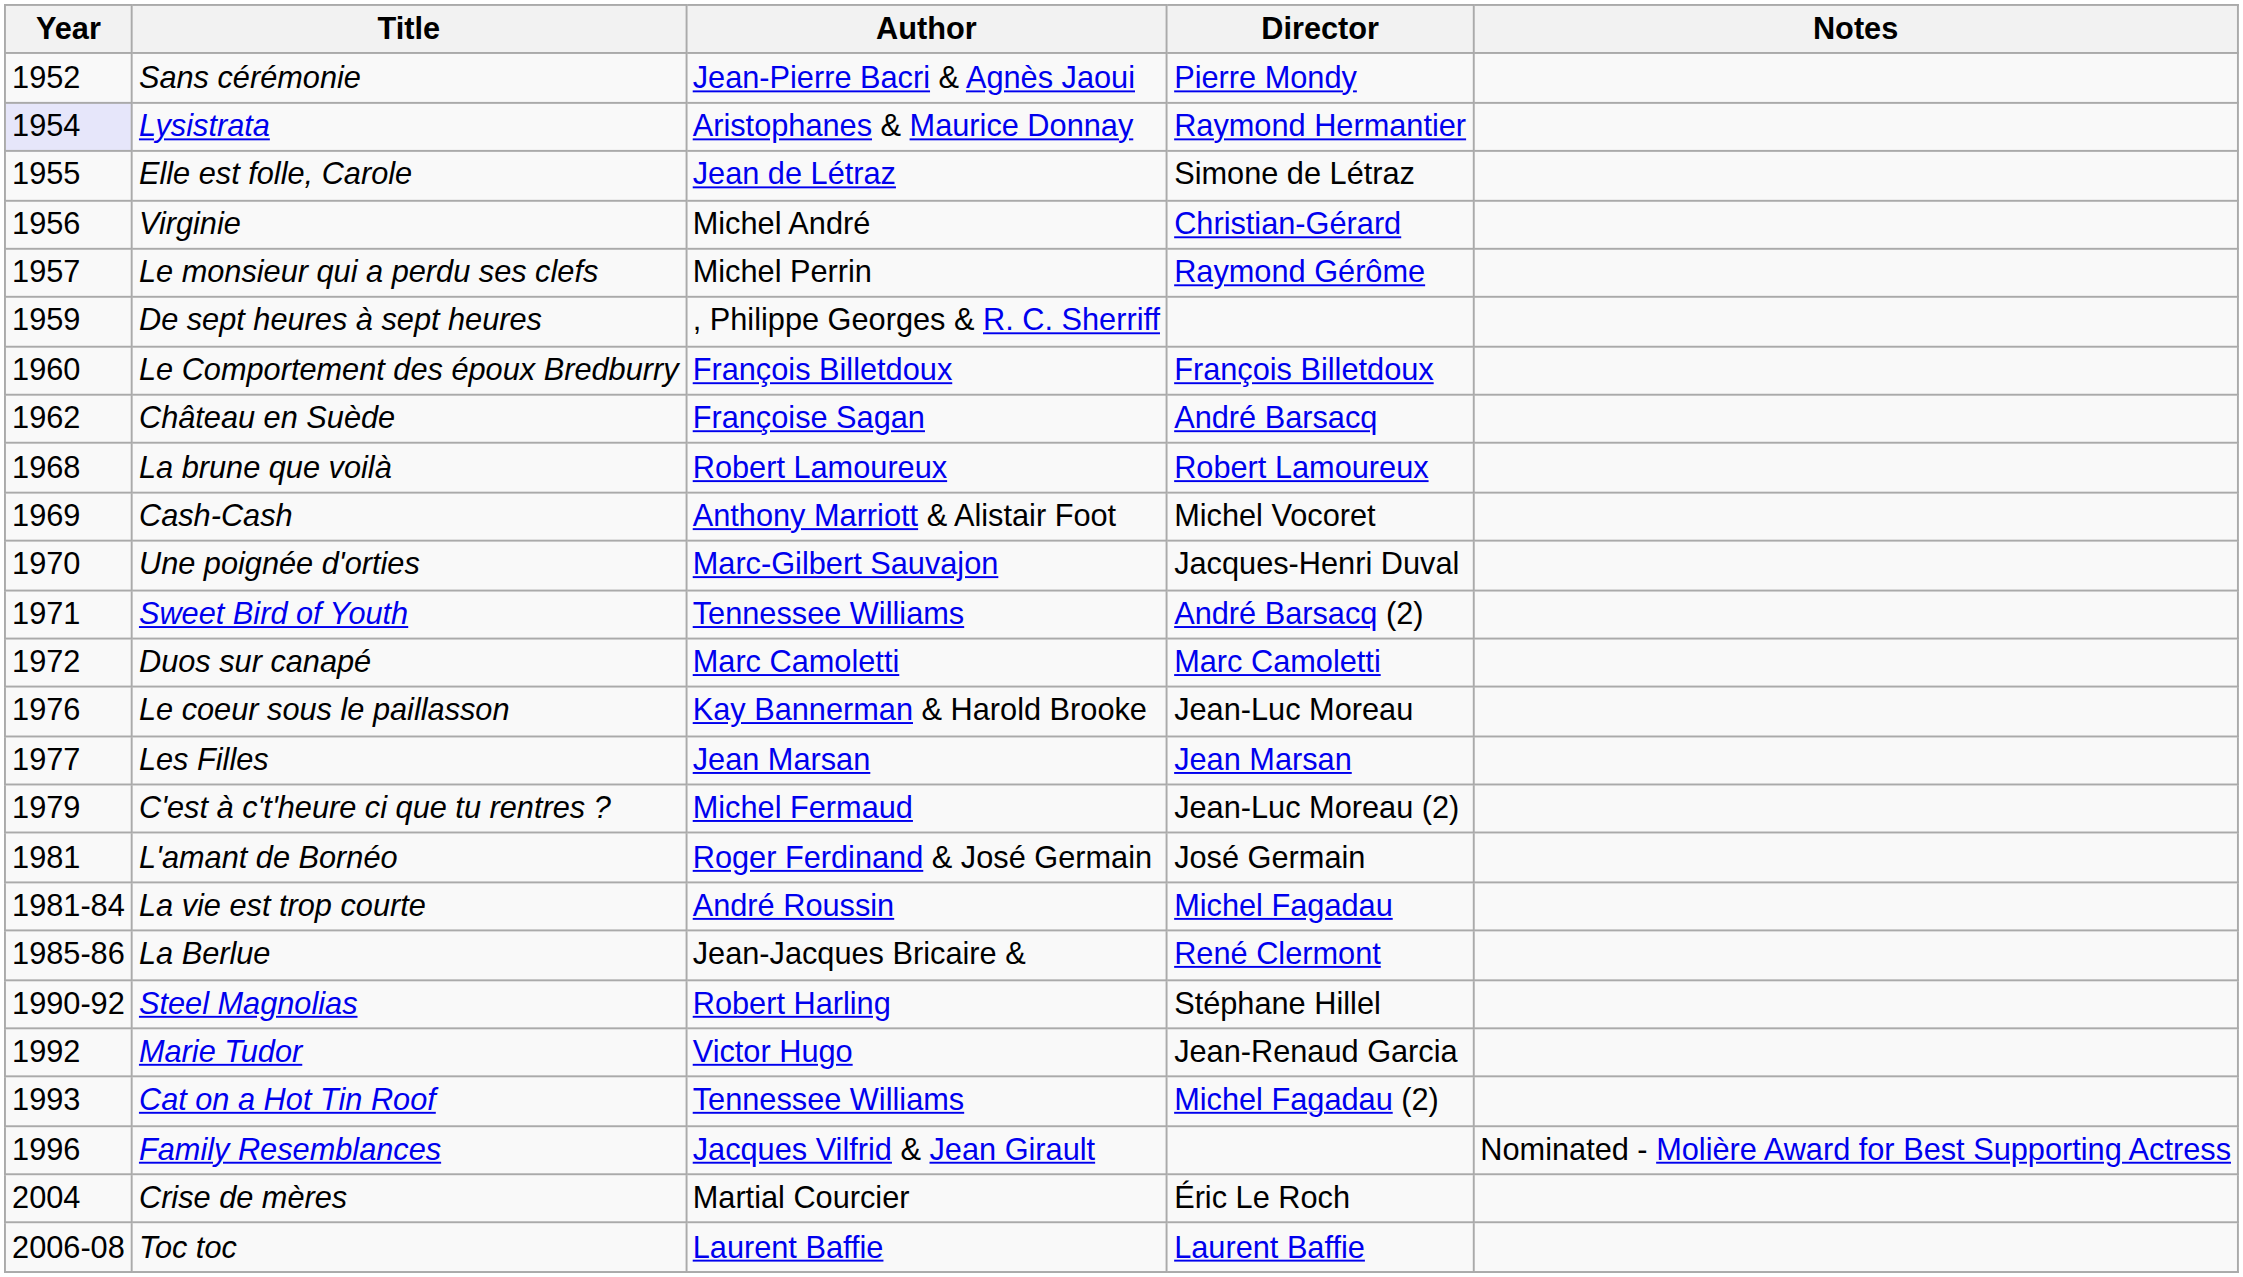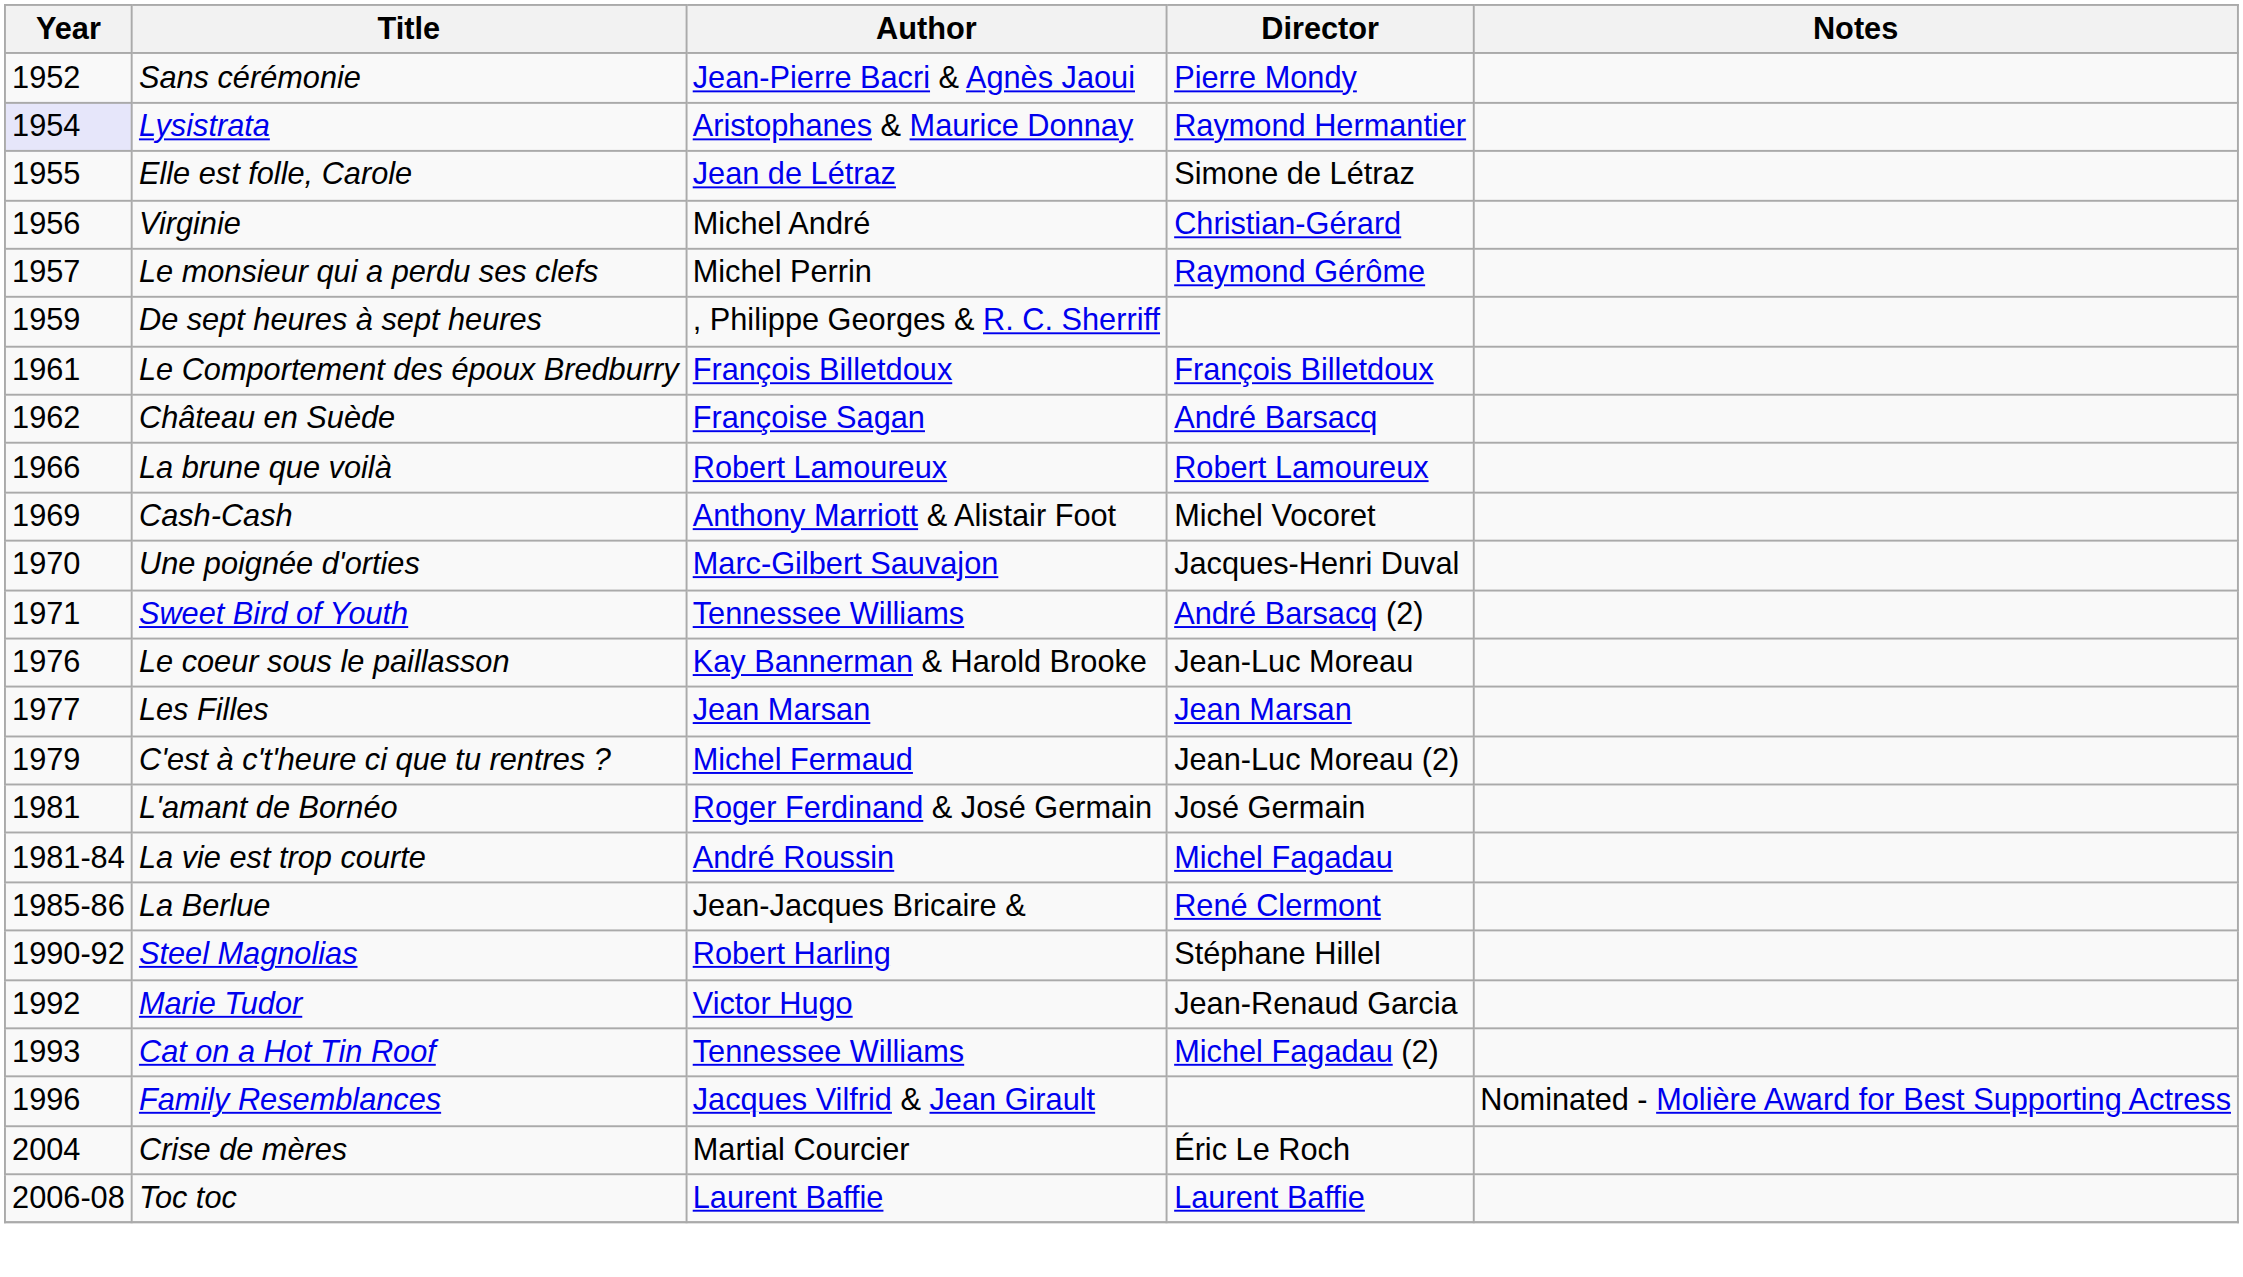(46, 369) 1960 -> (46, 369) 1961
(46, 467) 1968 -> (46, 467) 1966
- row: (255, 662)
